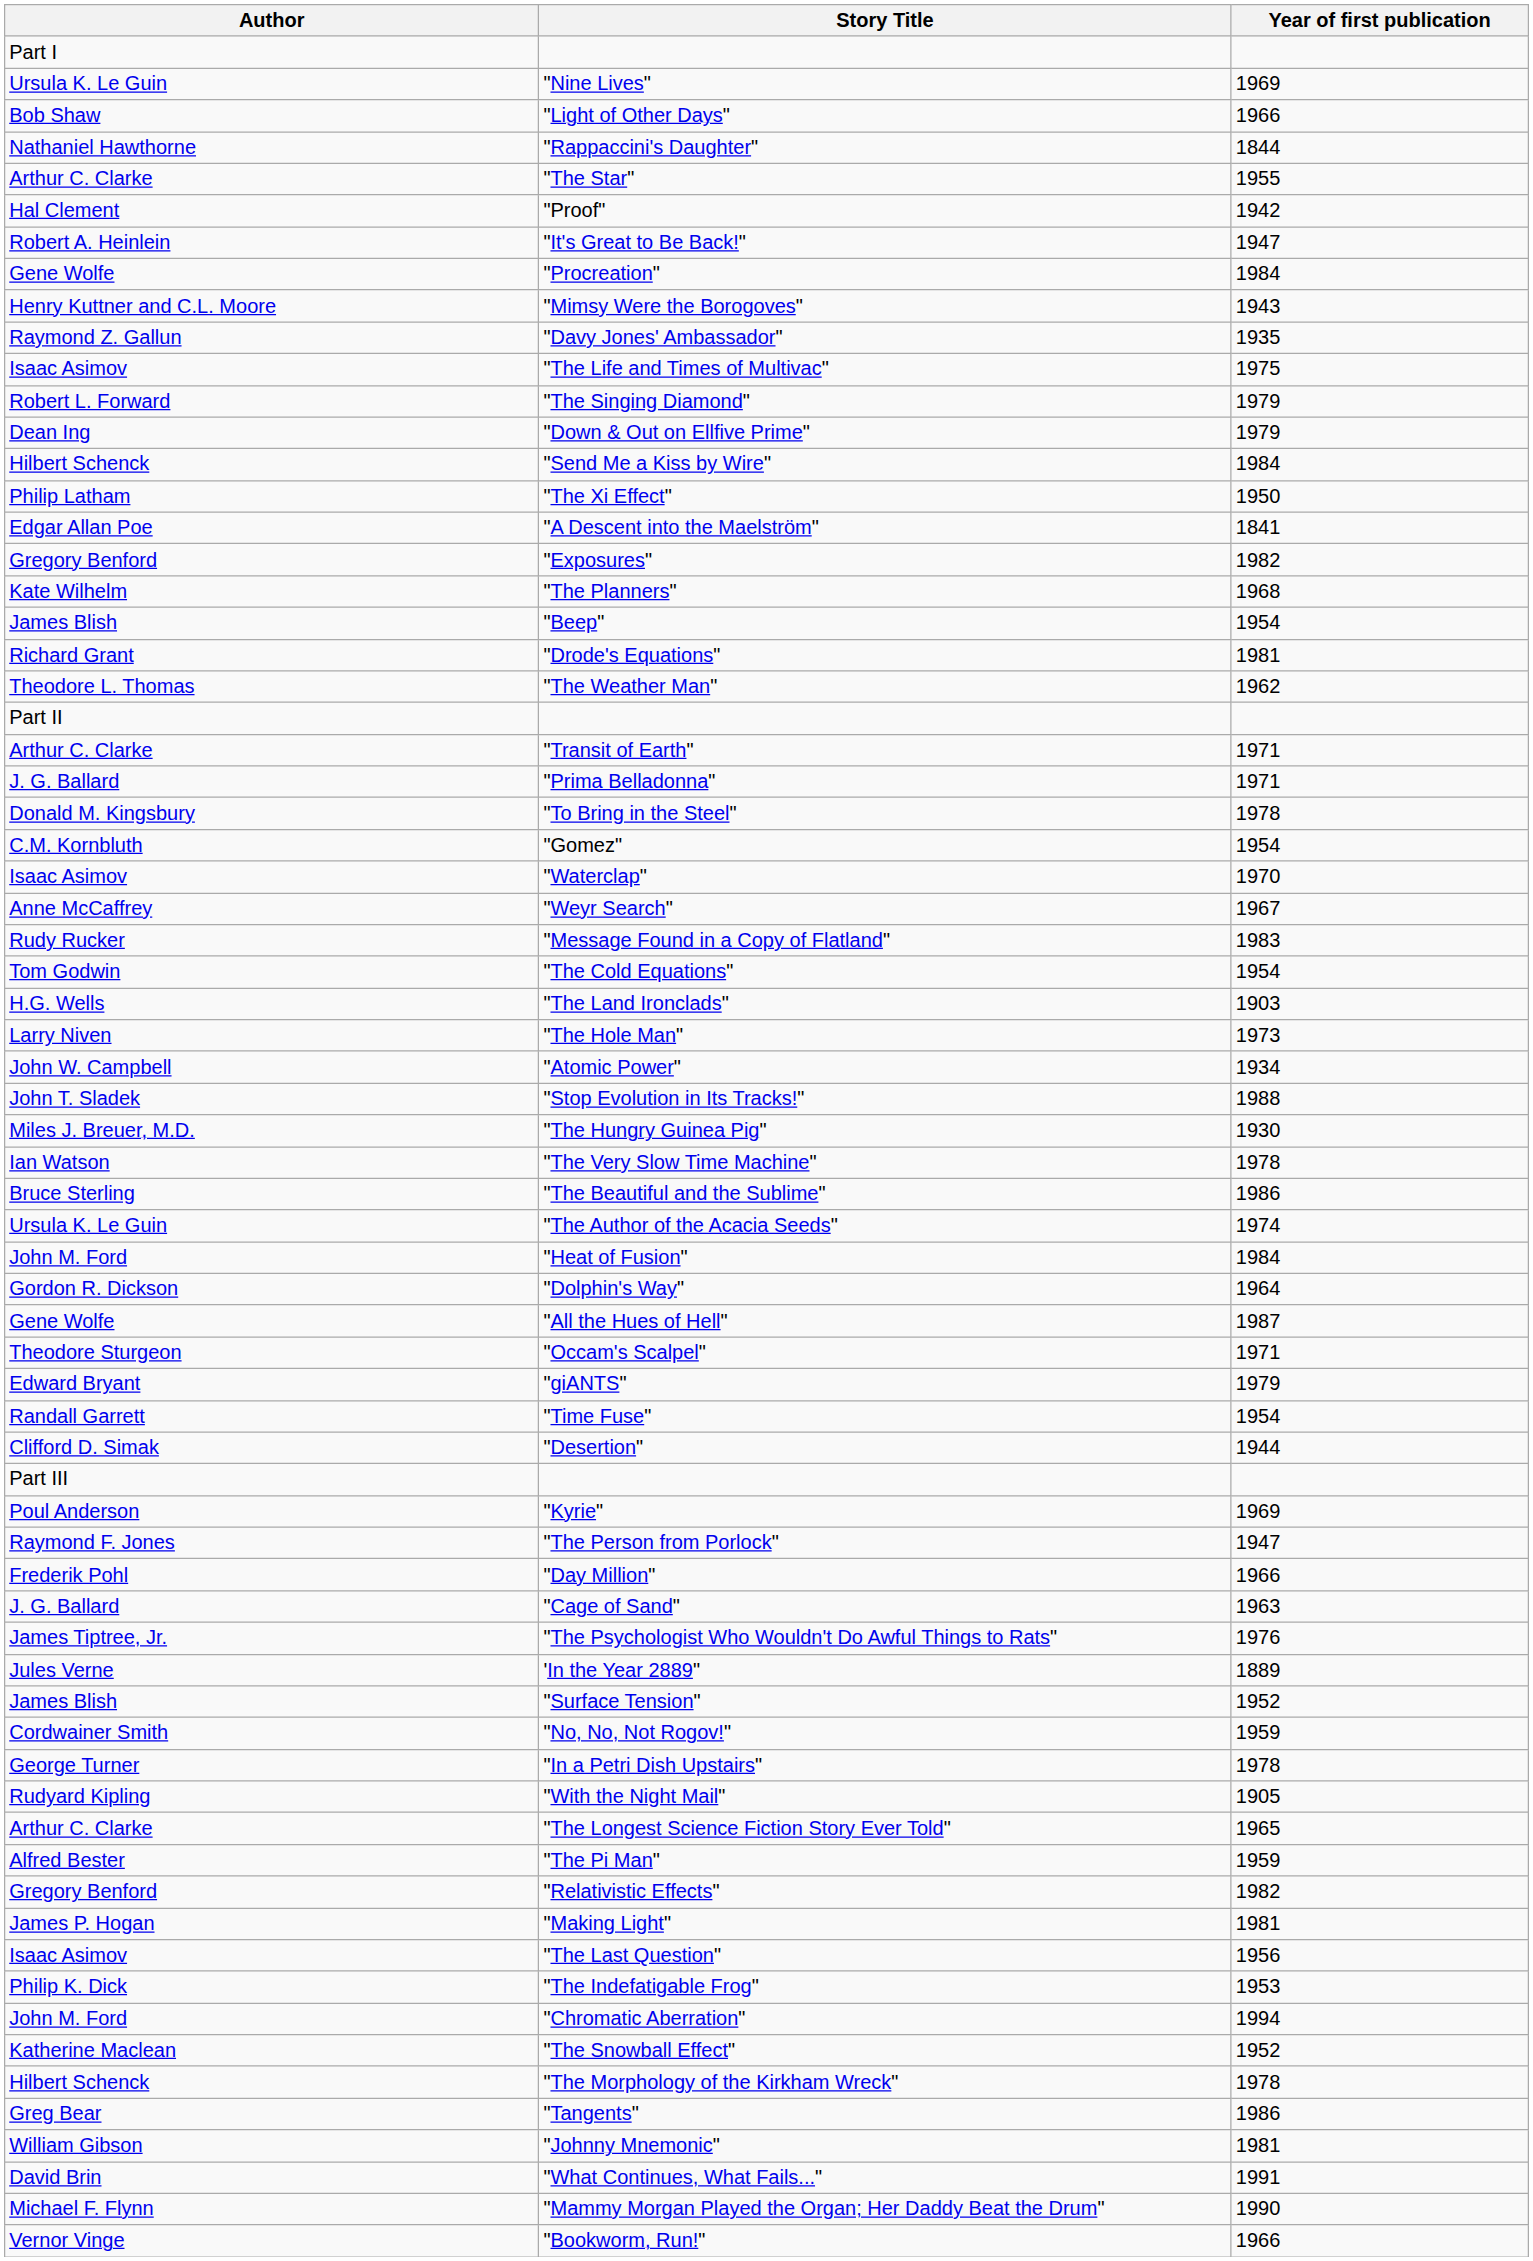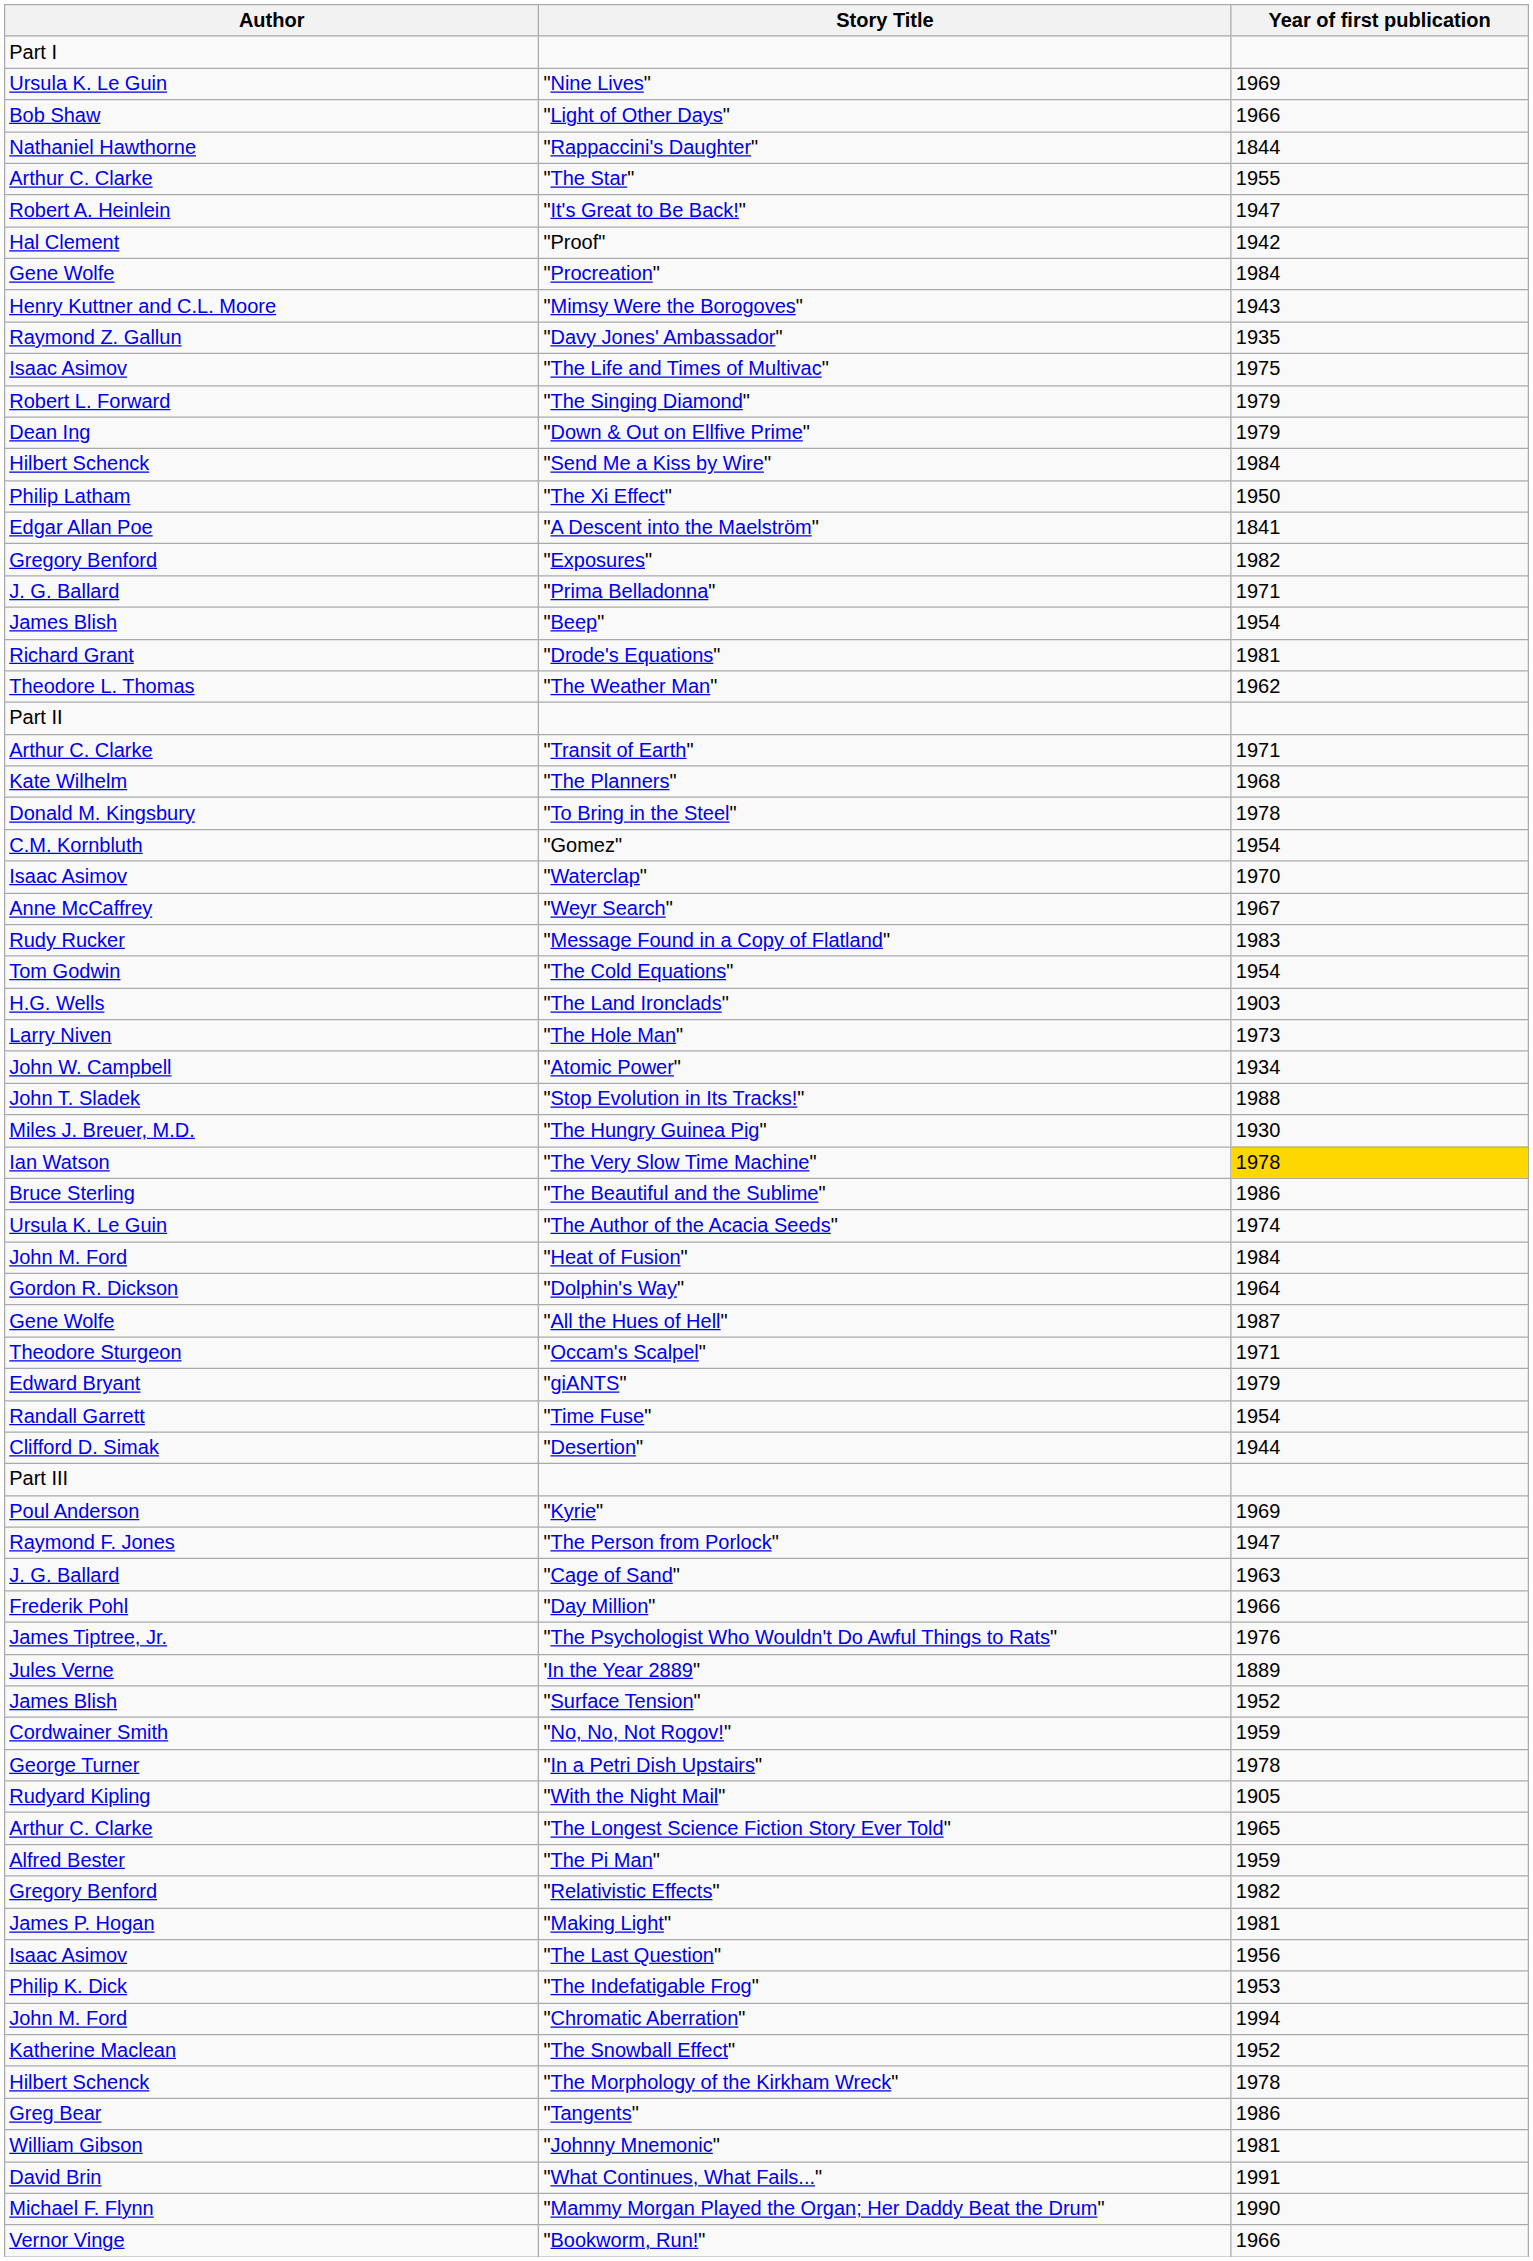rows swapped: (64, 210) <-> (90, 242)
rows swapped: (68, 591) <-> (64, 781)
(1258, 1162) no background -> (1258, 1162) gold background
rows swapped: (69, 1574) <-> (64, 1606)
